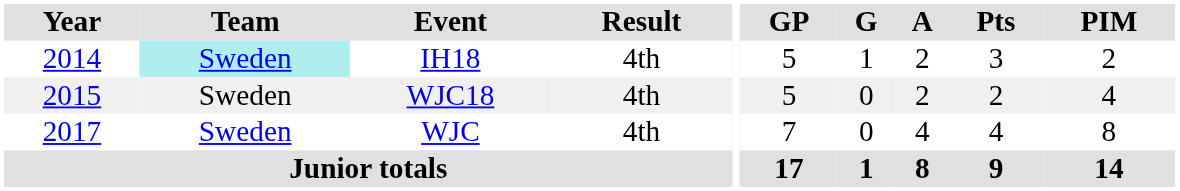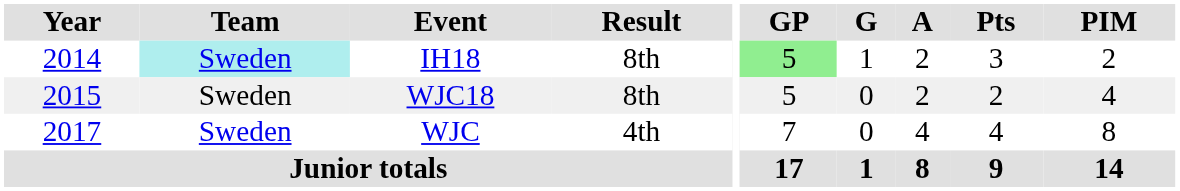(641, 58) 4th -> (641, 58) 8th
(789, 58) no background -> (789, 58) lightgreen background
(641, 95) 4th -> (641, 95) 8th
